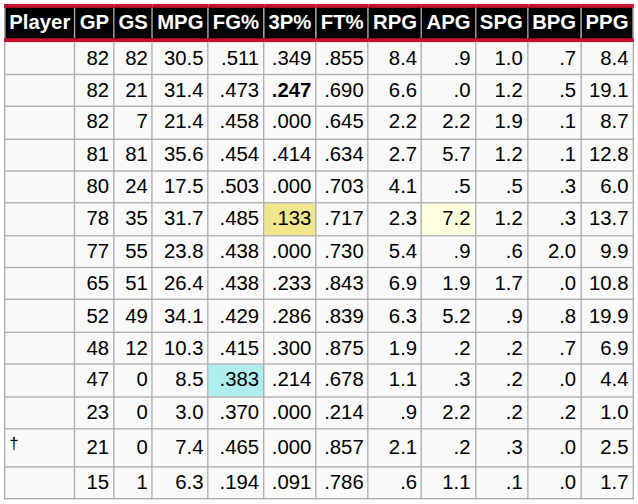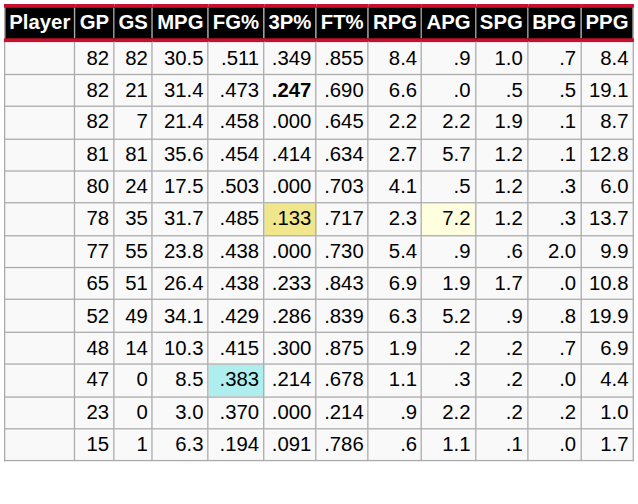(509, 90) 1.2 -> (514, 90) .5
(514, 186) .5 -> (509, 186) 1.2
(137, 347) 12 -> (137, 347) 14
- row: (189, 447)
